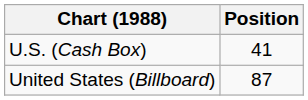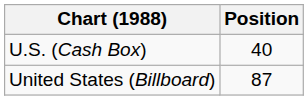(262, 49) 41 -> (262, 49) 40
